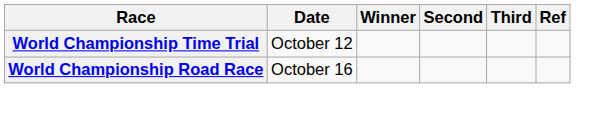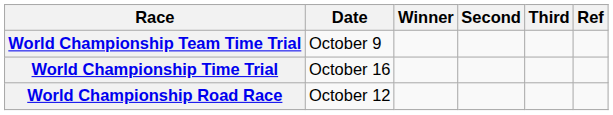+ row: (155, 43)
(312, 43) October 12 -> (350, 69) October 16
(312, 69) October 16 -> (350, 95) October 12
